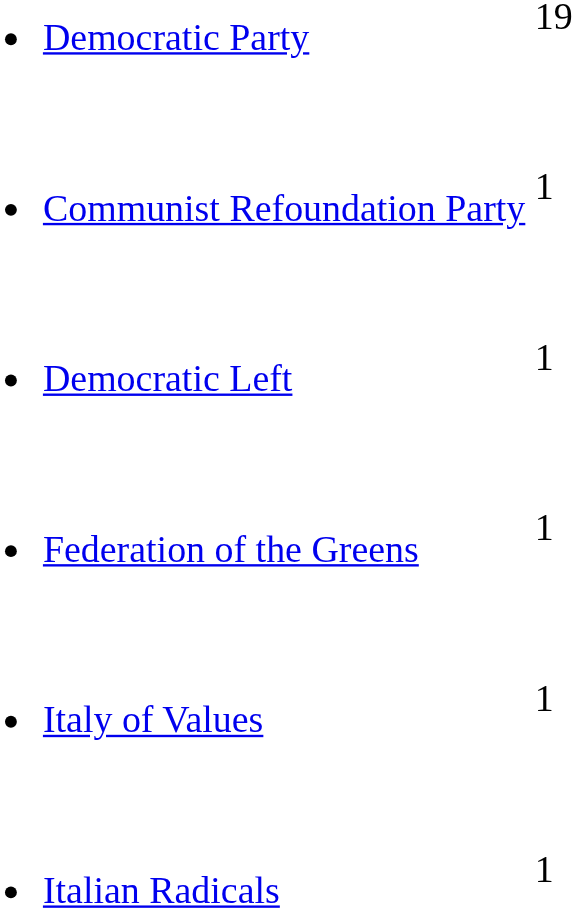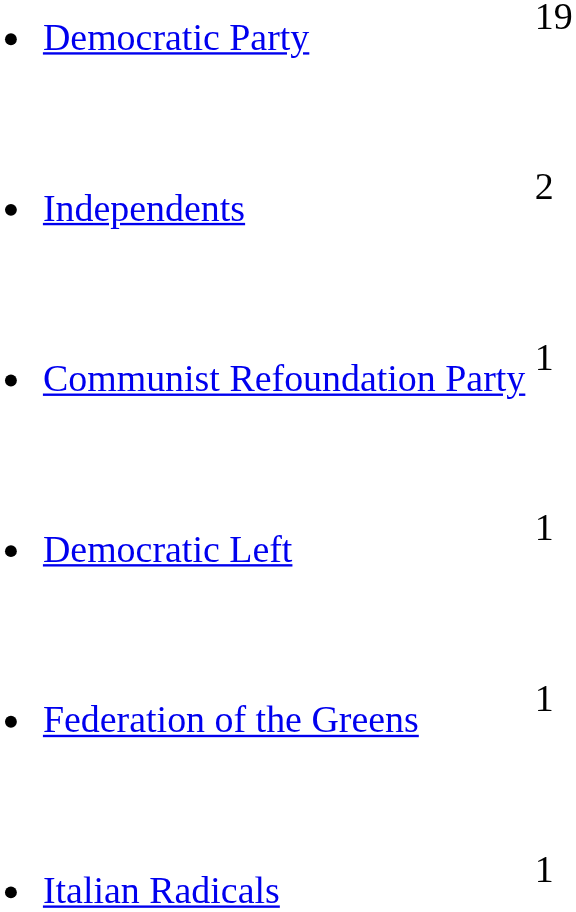+ row: (237, 209)
- row: (237, 721)
